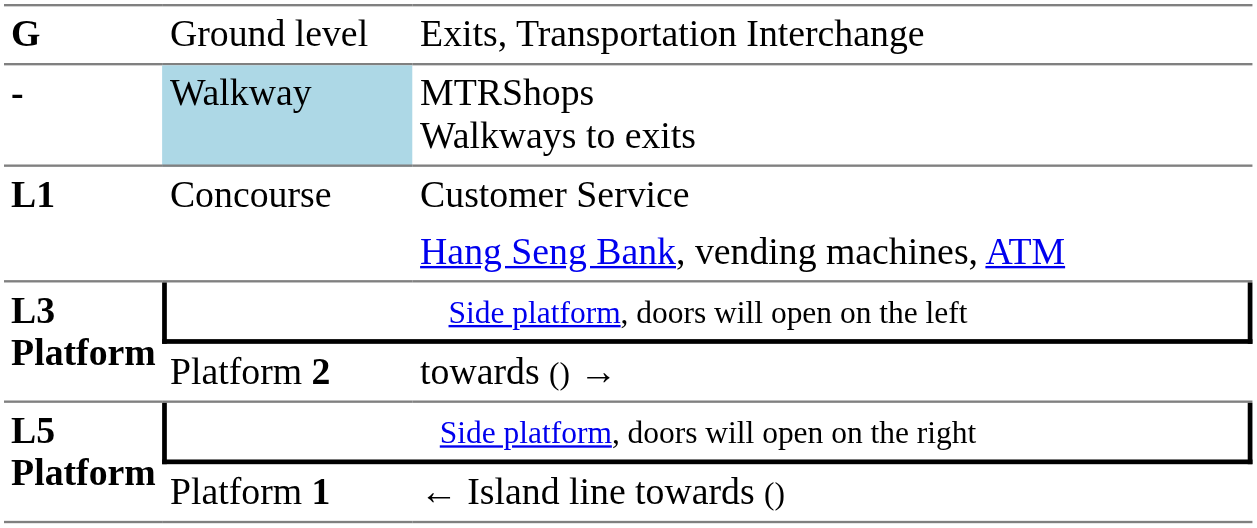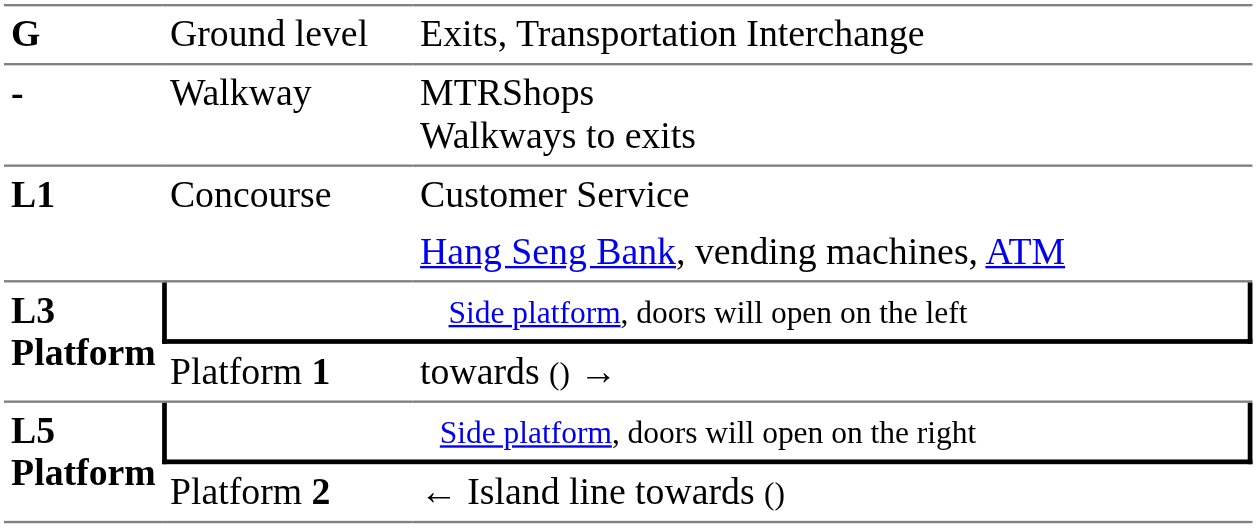(241, 92) lightblue background -> (241, 92) no background
(250, 371) Platform 2 -> (250, 371) Platform 1
(250, 491) Platform 1 -> (250, 491) Platform 2
